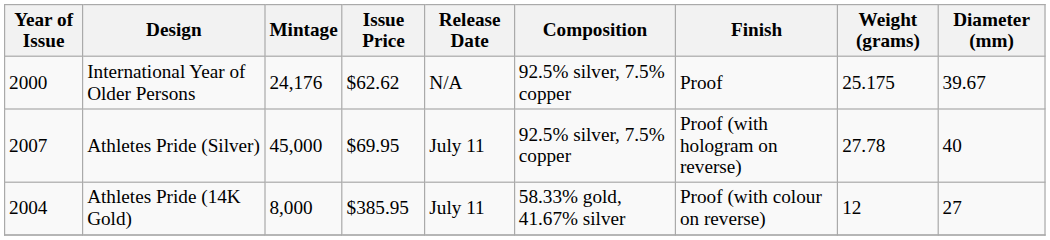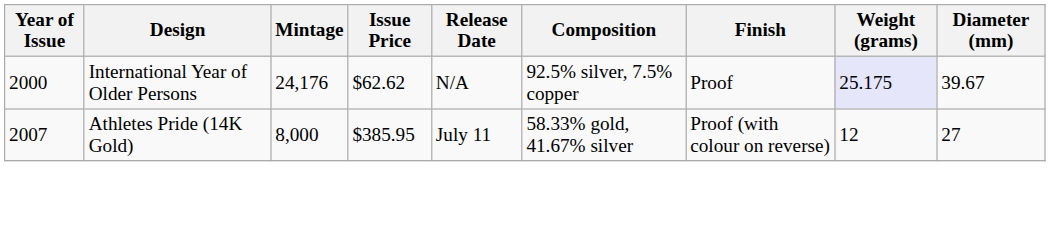(869, 82) no background -> (866, 82) lavender background
- row: (174, 145)
(28, 208) 2004 -> (28, 134) 2007
